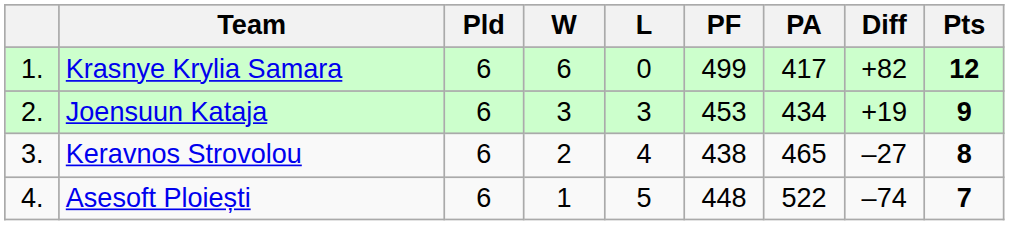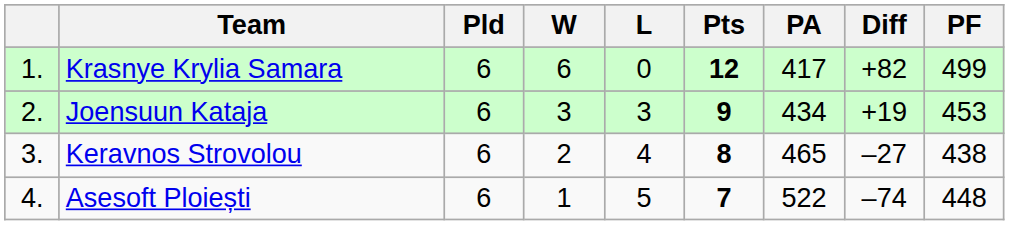columns swapped: (724, 25) <-> (964, 25)
